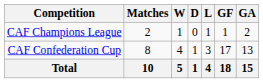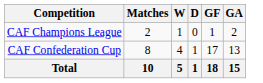- column: (208, 13)
